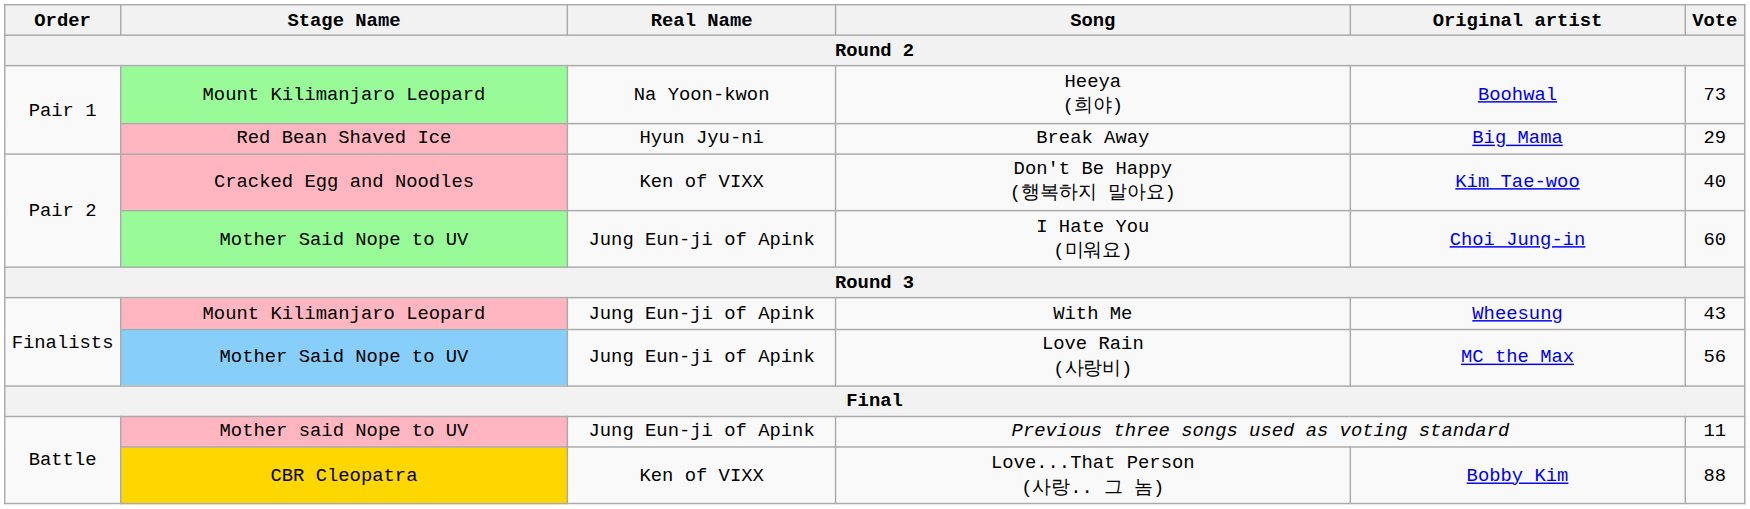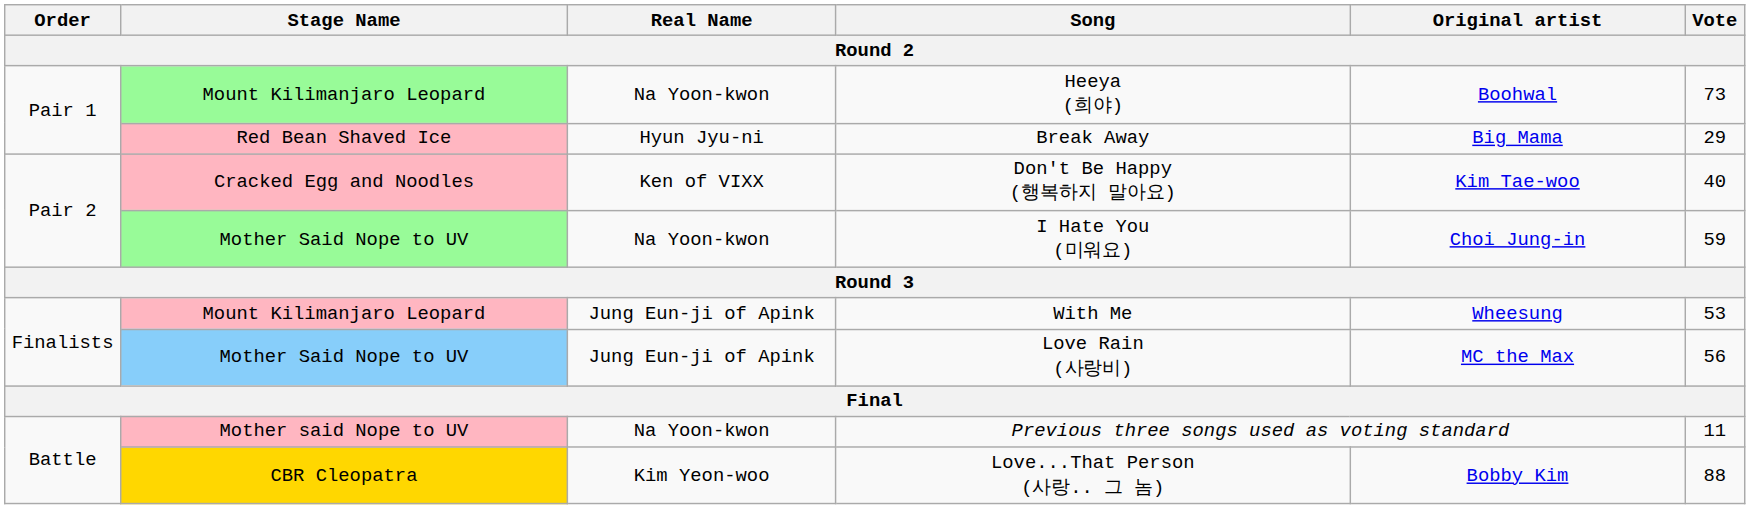(702, 239) Jung Eun-ji of Apink -> (702, 239) Na Yoon-kwon
(1715, 239) 60 -> (1715, 239) 59
(1715, 313) 43 -> (1715, 313) 53
(702, 432) Jung Eun-ji of Apink -> (702, 432) Na Yoon-kwon
(702, 475) Ken of VIXX -> (702, 475) Kim Yeon-woo
